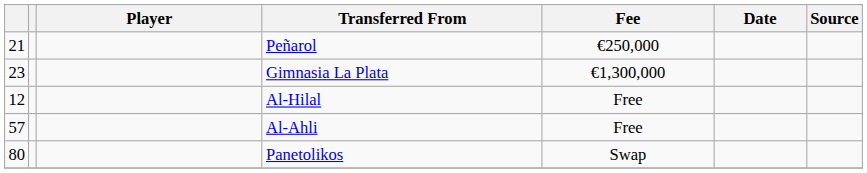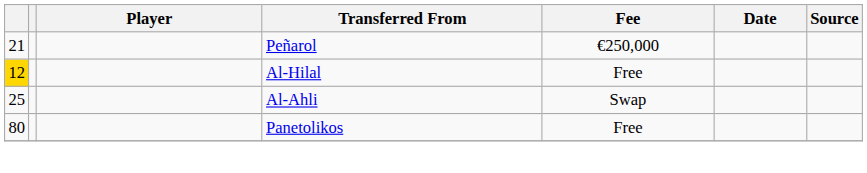- row: (327, 72)
(17, 100) no background -> (17, 72) gold background
(17, 127) 57 -> (17, 100) 25
(628, 127) Free -> (628, 100) Swap
(628, 154) Swap -> (628, 127) Free
